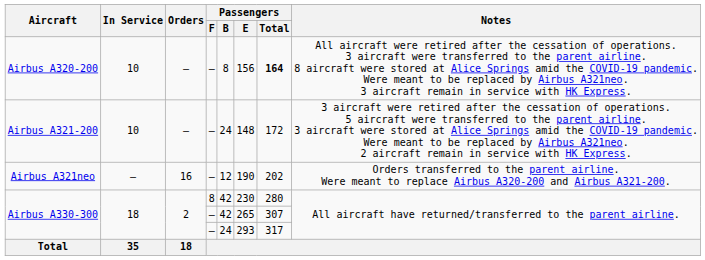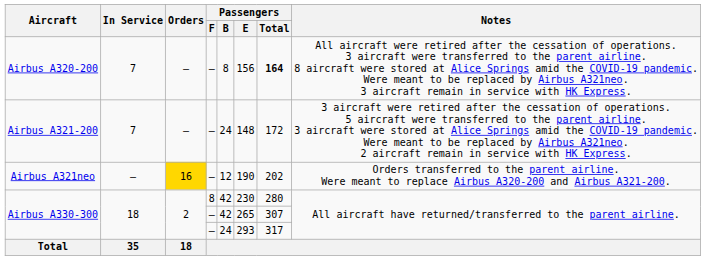(133, 68) 10 -> (133, 68) 7
(133, 131) 10 -> (133, 131) 7
(186, 176) no background -> (186, 176) gold background
